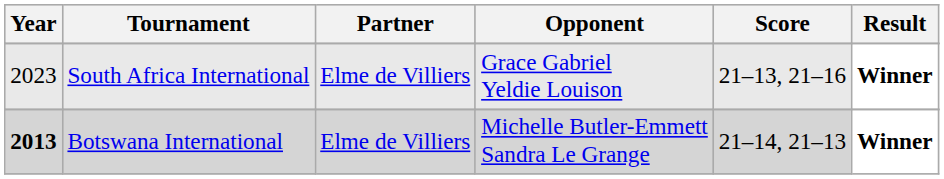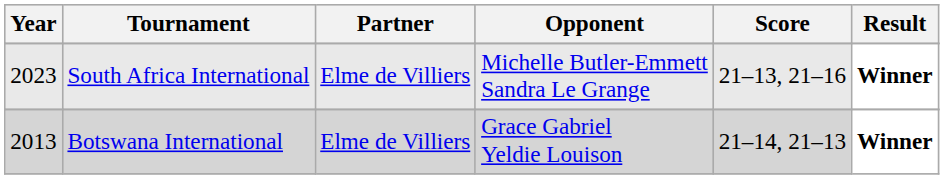(552, 75) Grace Gabriel Yeldie Louison -> (594, 75) Michelle Butler-Emmett Sandra Le Grange
(33, 141) bold -> (33, 141) normal
(594, 141) Michelle Butler-Emmett Sandra Le Grange -> (552, 141) Grace Gabriel Yeldie Louison
